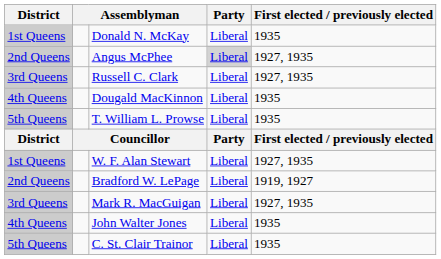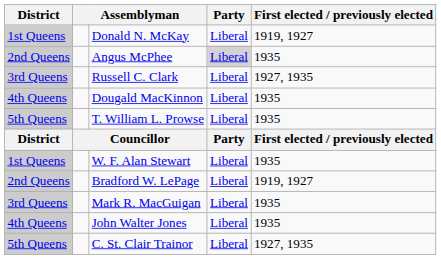(267, 35) 1935 -> (283, 35) 1919, 1927
(283, 56) 1927, 1935 -> (267, 56) 1935
(283, 160) 1927, 1935 -> (267, 160) 1935
(283, 202) 1927, 1935 -> (267, 202) 1935
(267, 243) 1935 -> (283, 243) 1927, 1935
